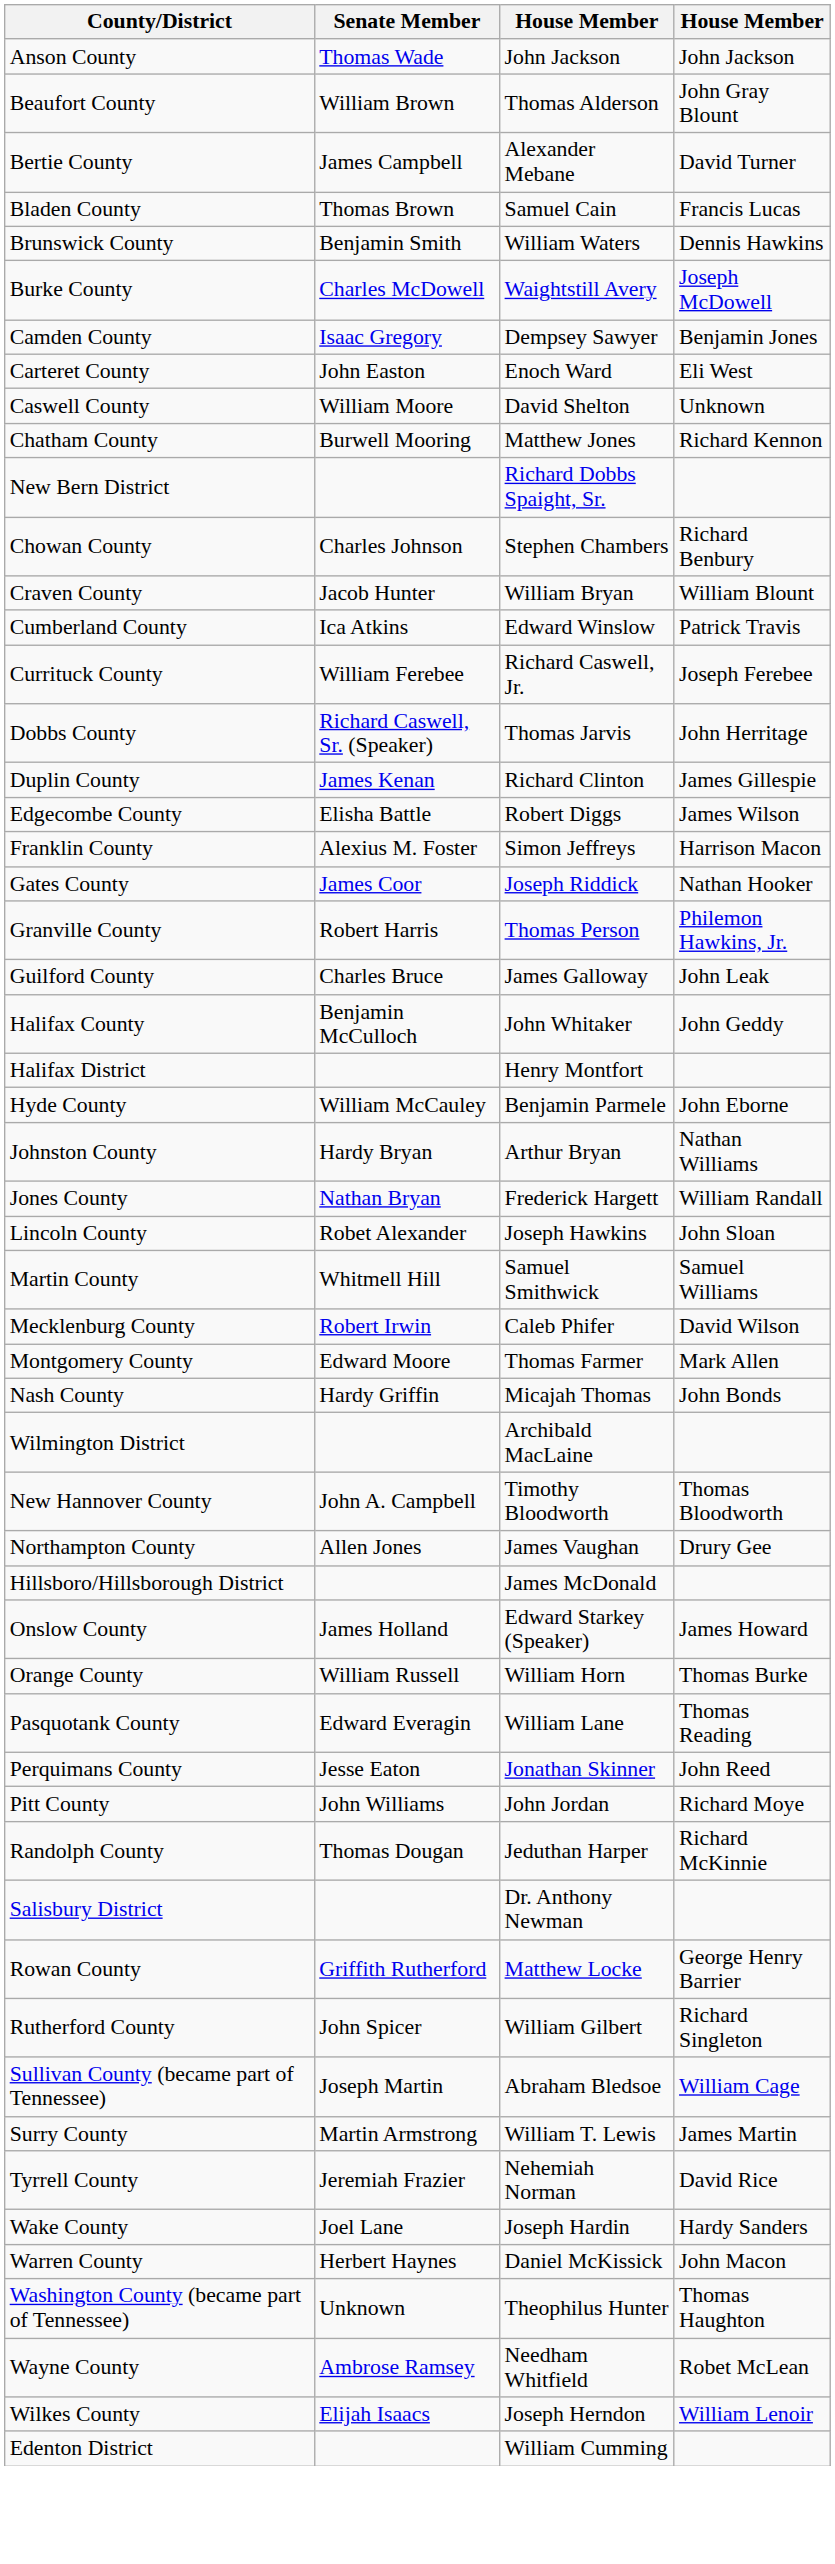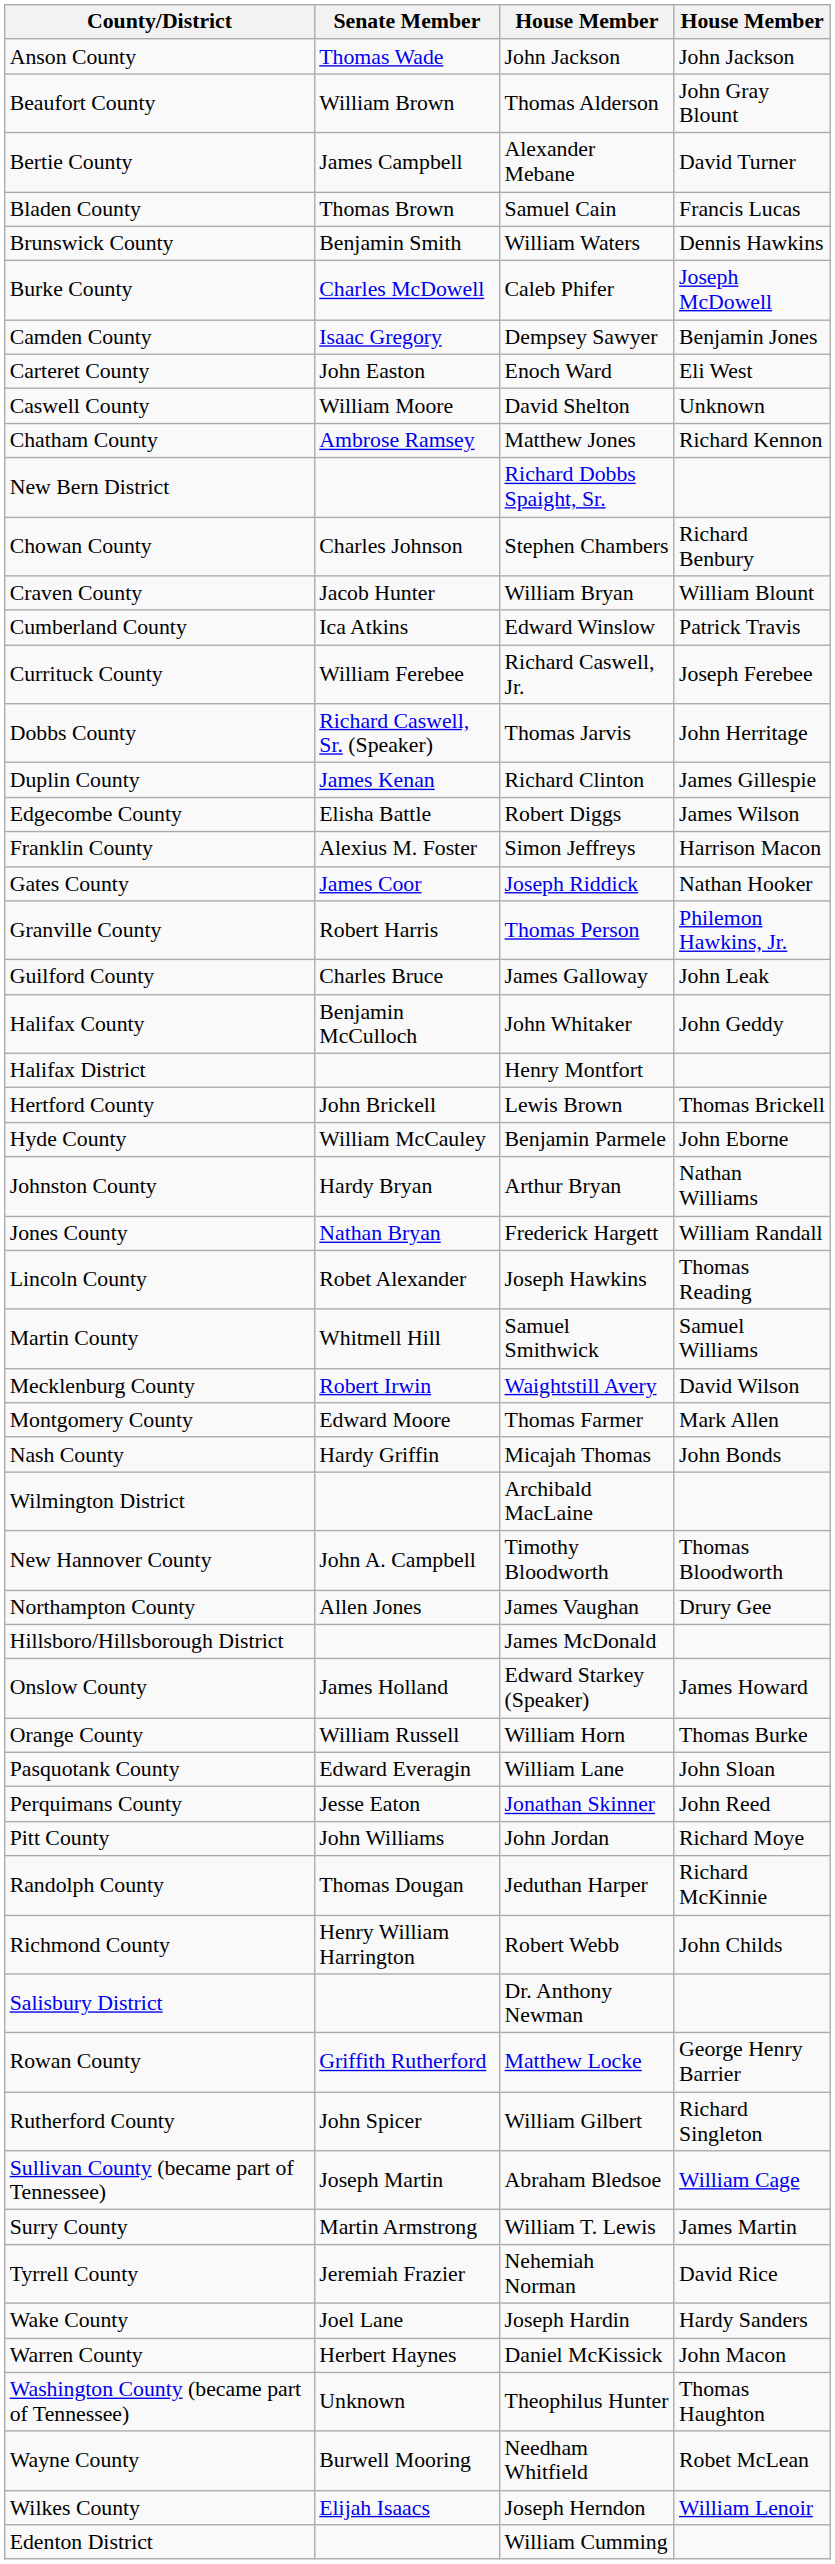(581, 290) Waightstill Avery -> (559, 290) Caleb Phifer
(395, 440) Burwell Mooring -> (397, 440) Ambrose Ramsey
+ row: (82, 1104)
(727, 1232) John Sloan -> (715, 1279) Thomas Reading
(559, 1326) Caleb Phifer -> (581, 1385) Waightstill Avery
(715, 1722) Thomas Reading -> (727, 1769) John Sloan
+ row: (90, 1944)
(397, 2367) Ambrose Ramsey -> (395, 2460) Burwell Mooring
